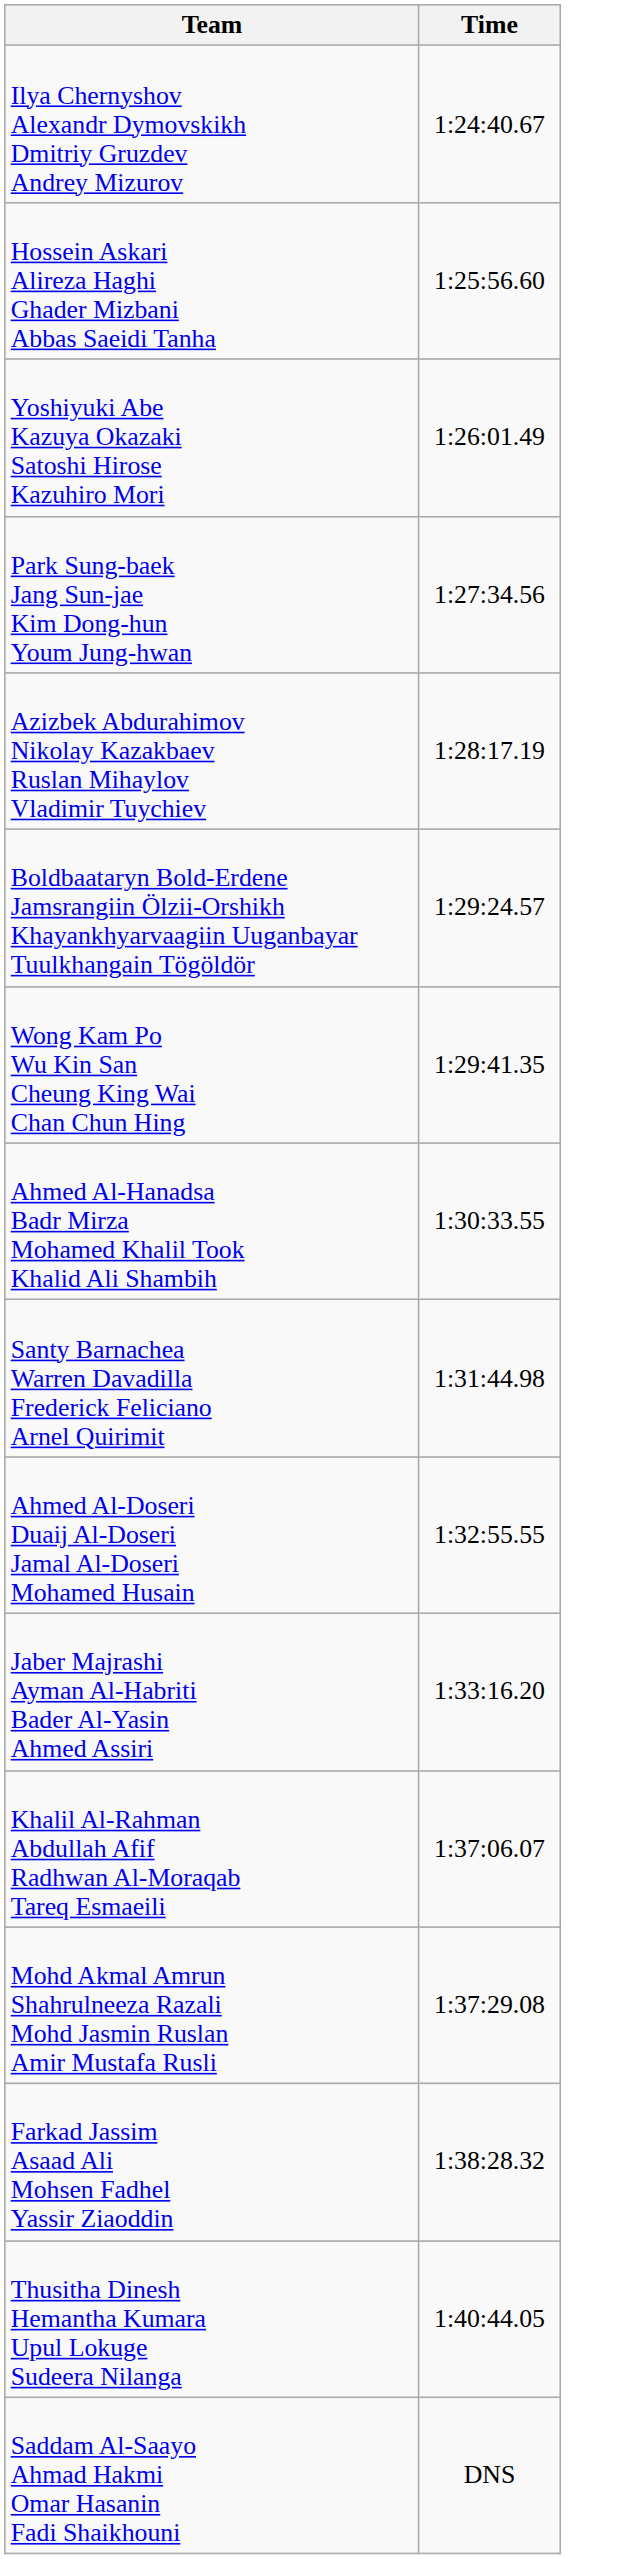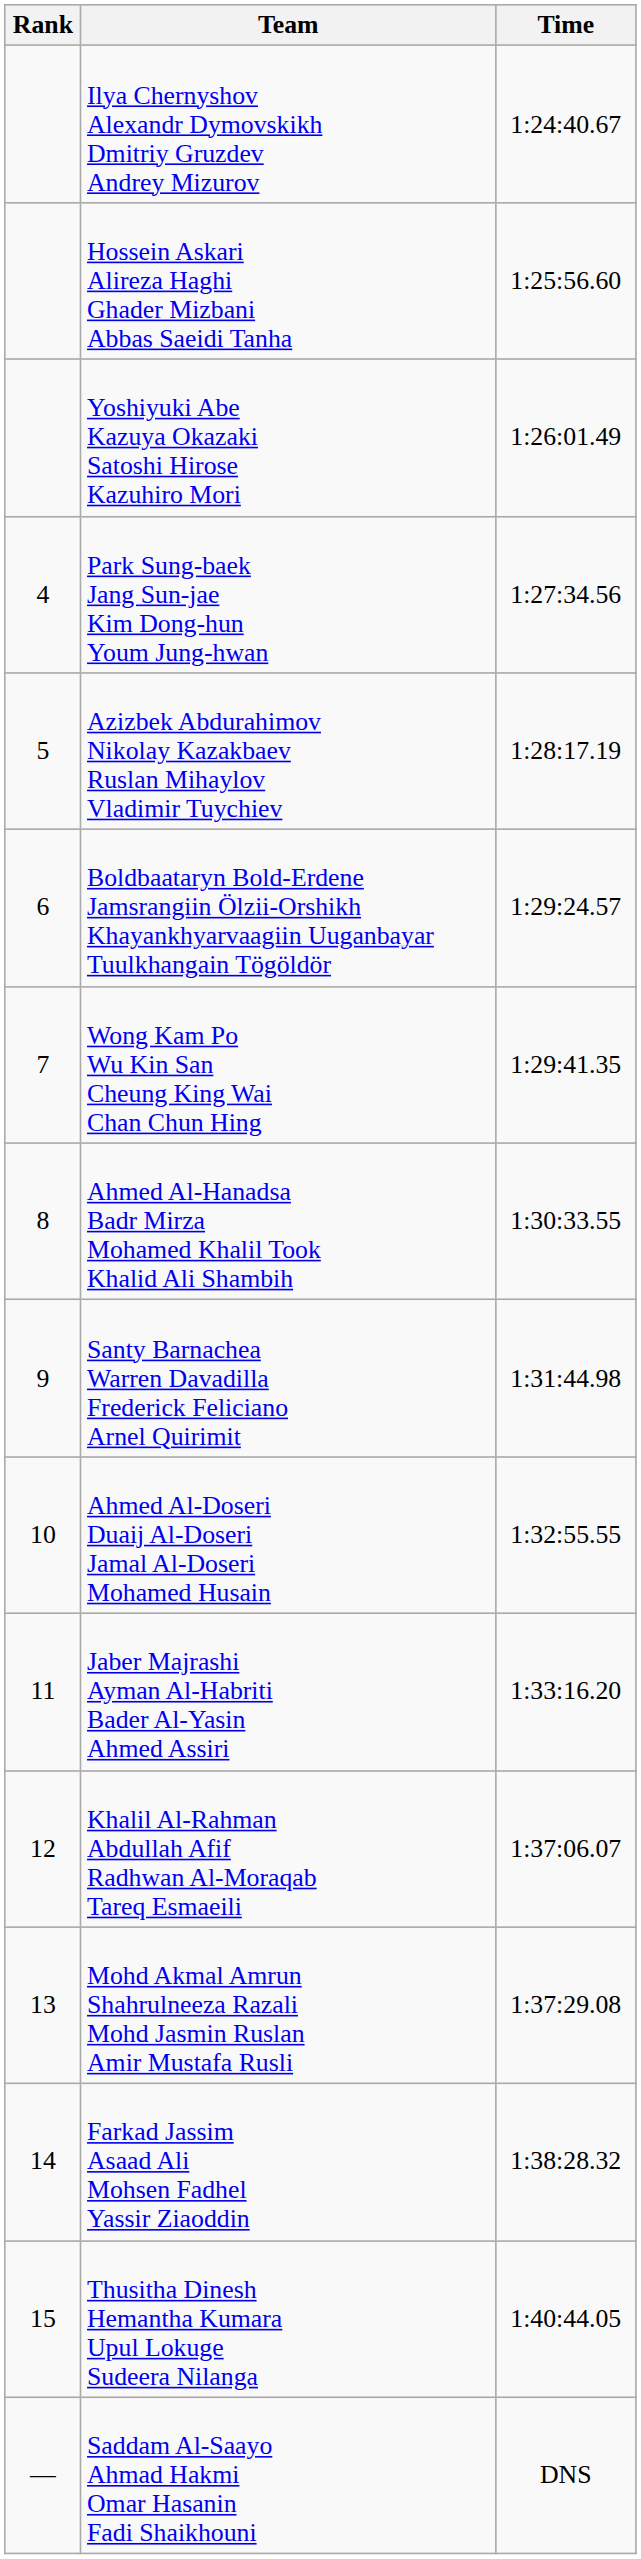+ column: (43, 24)
